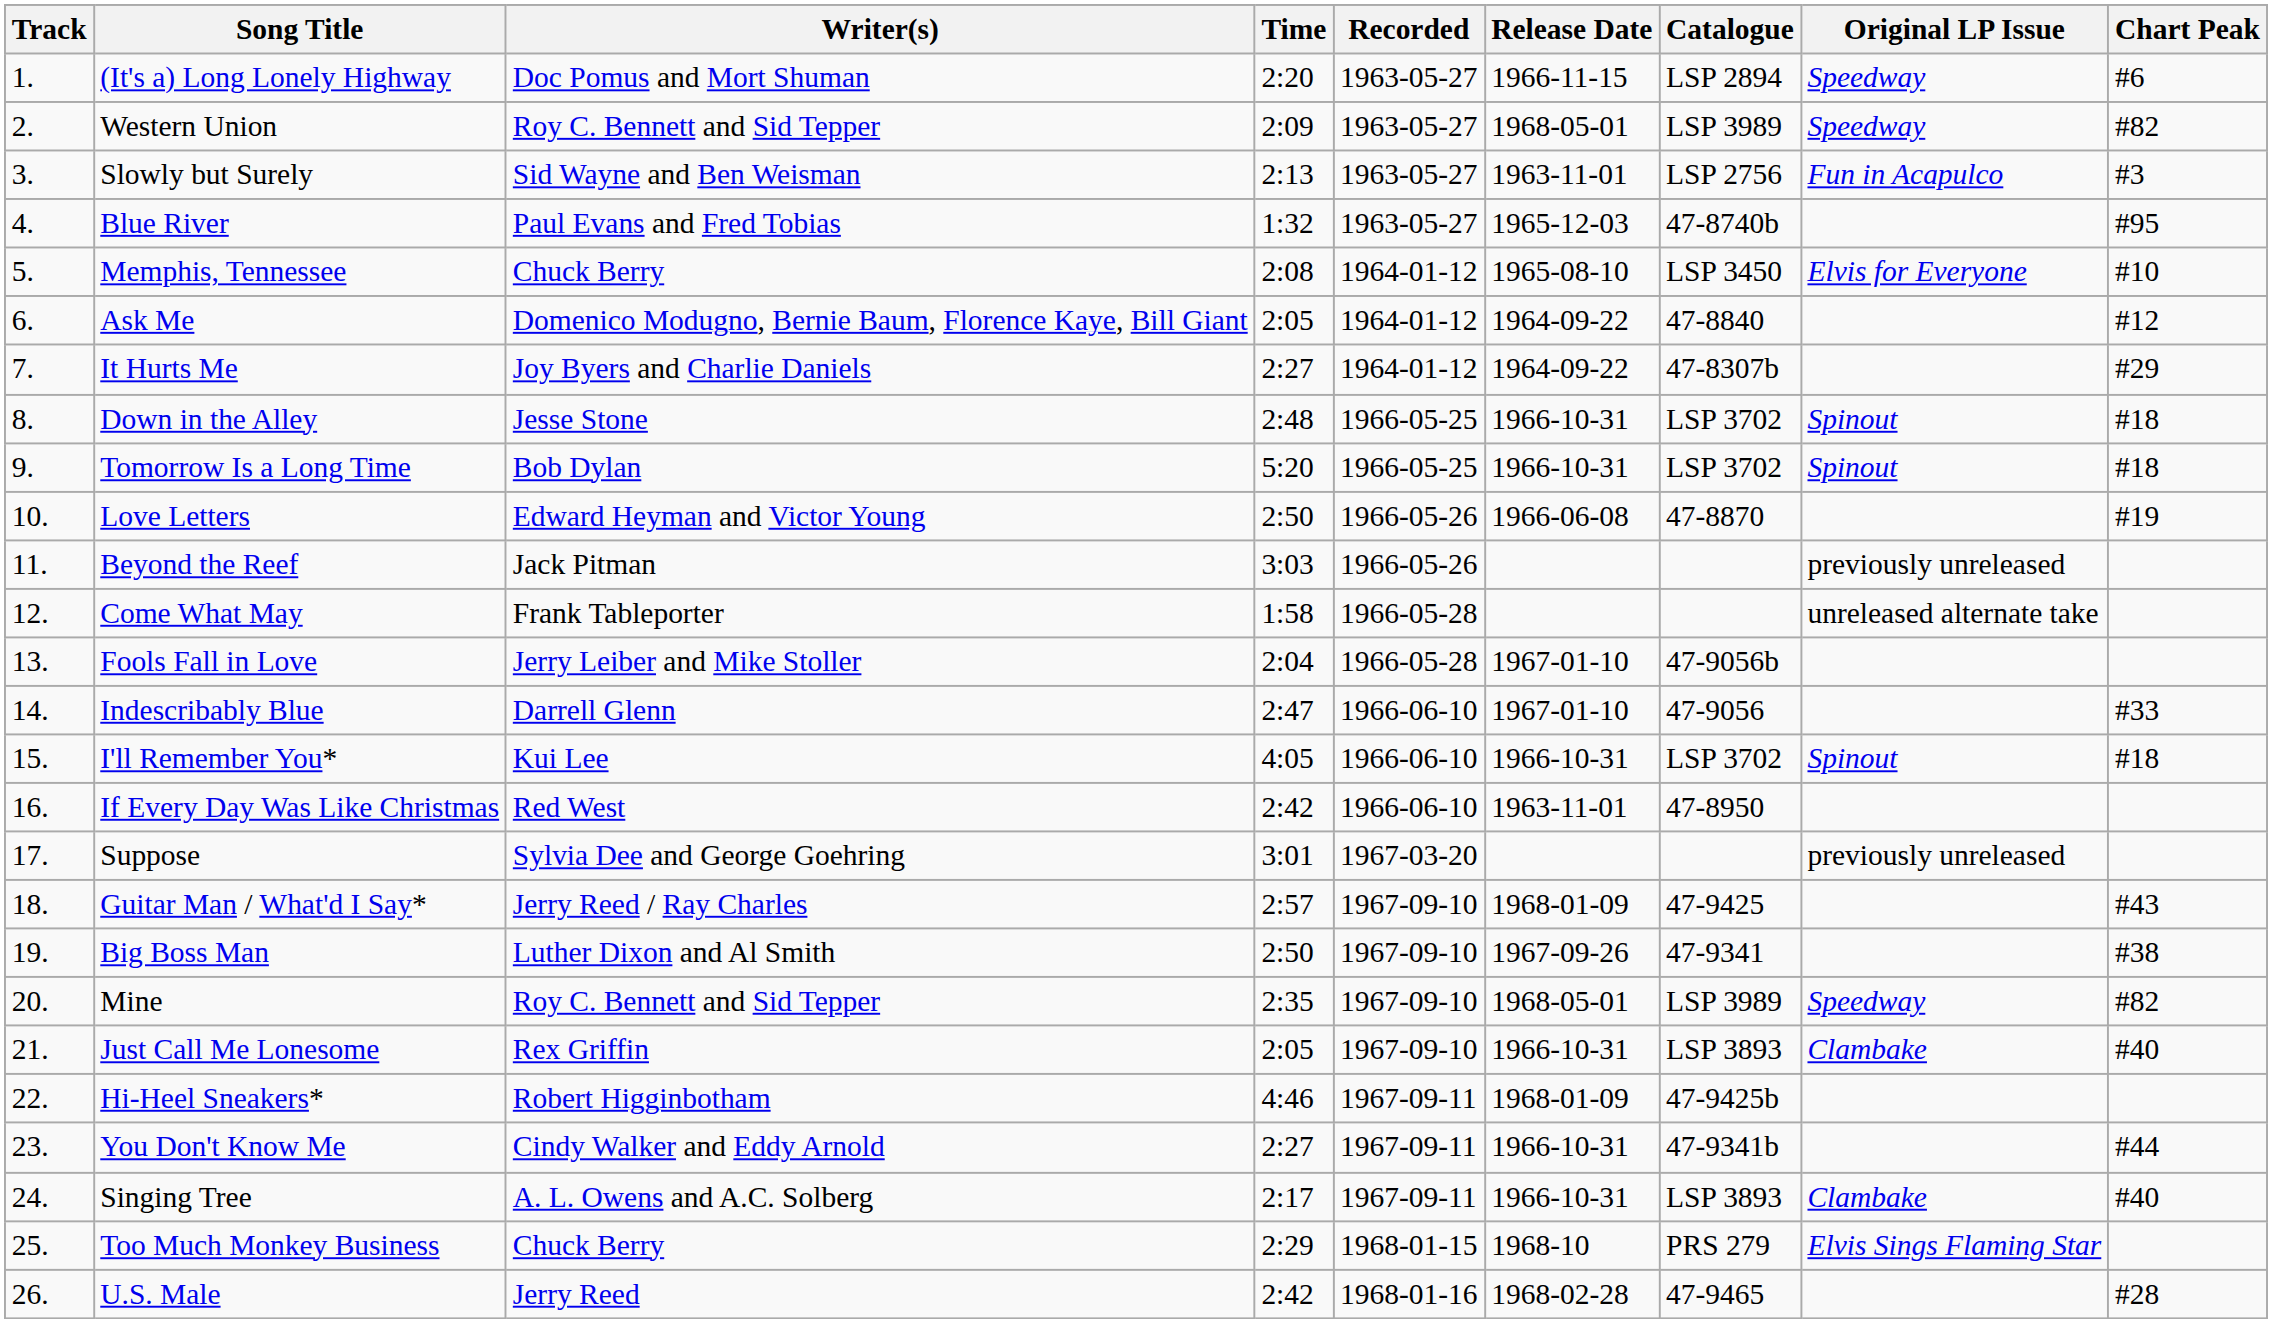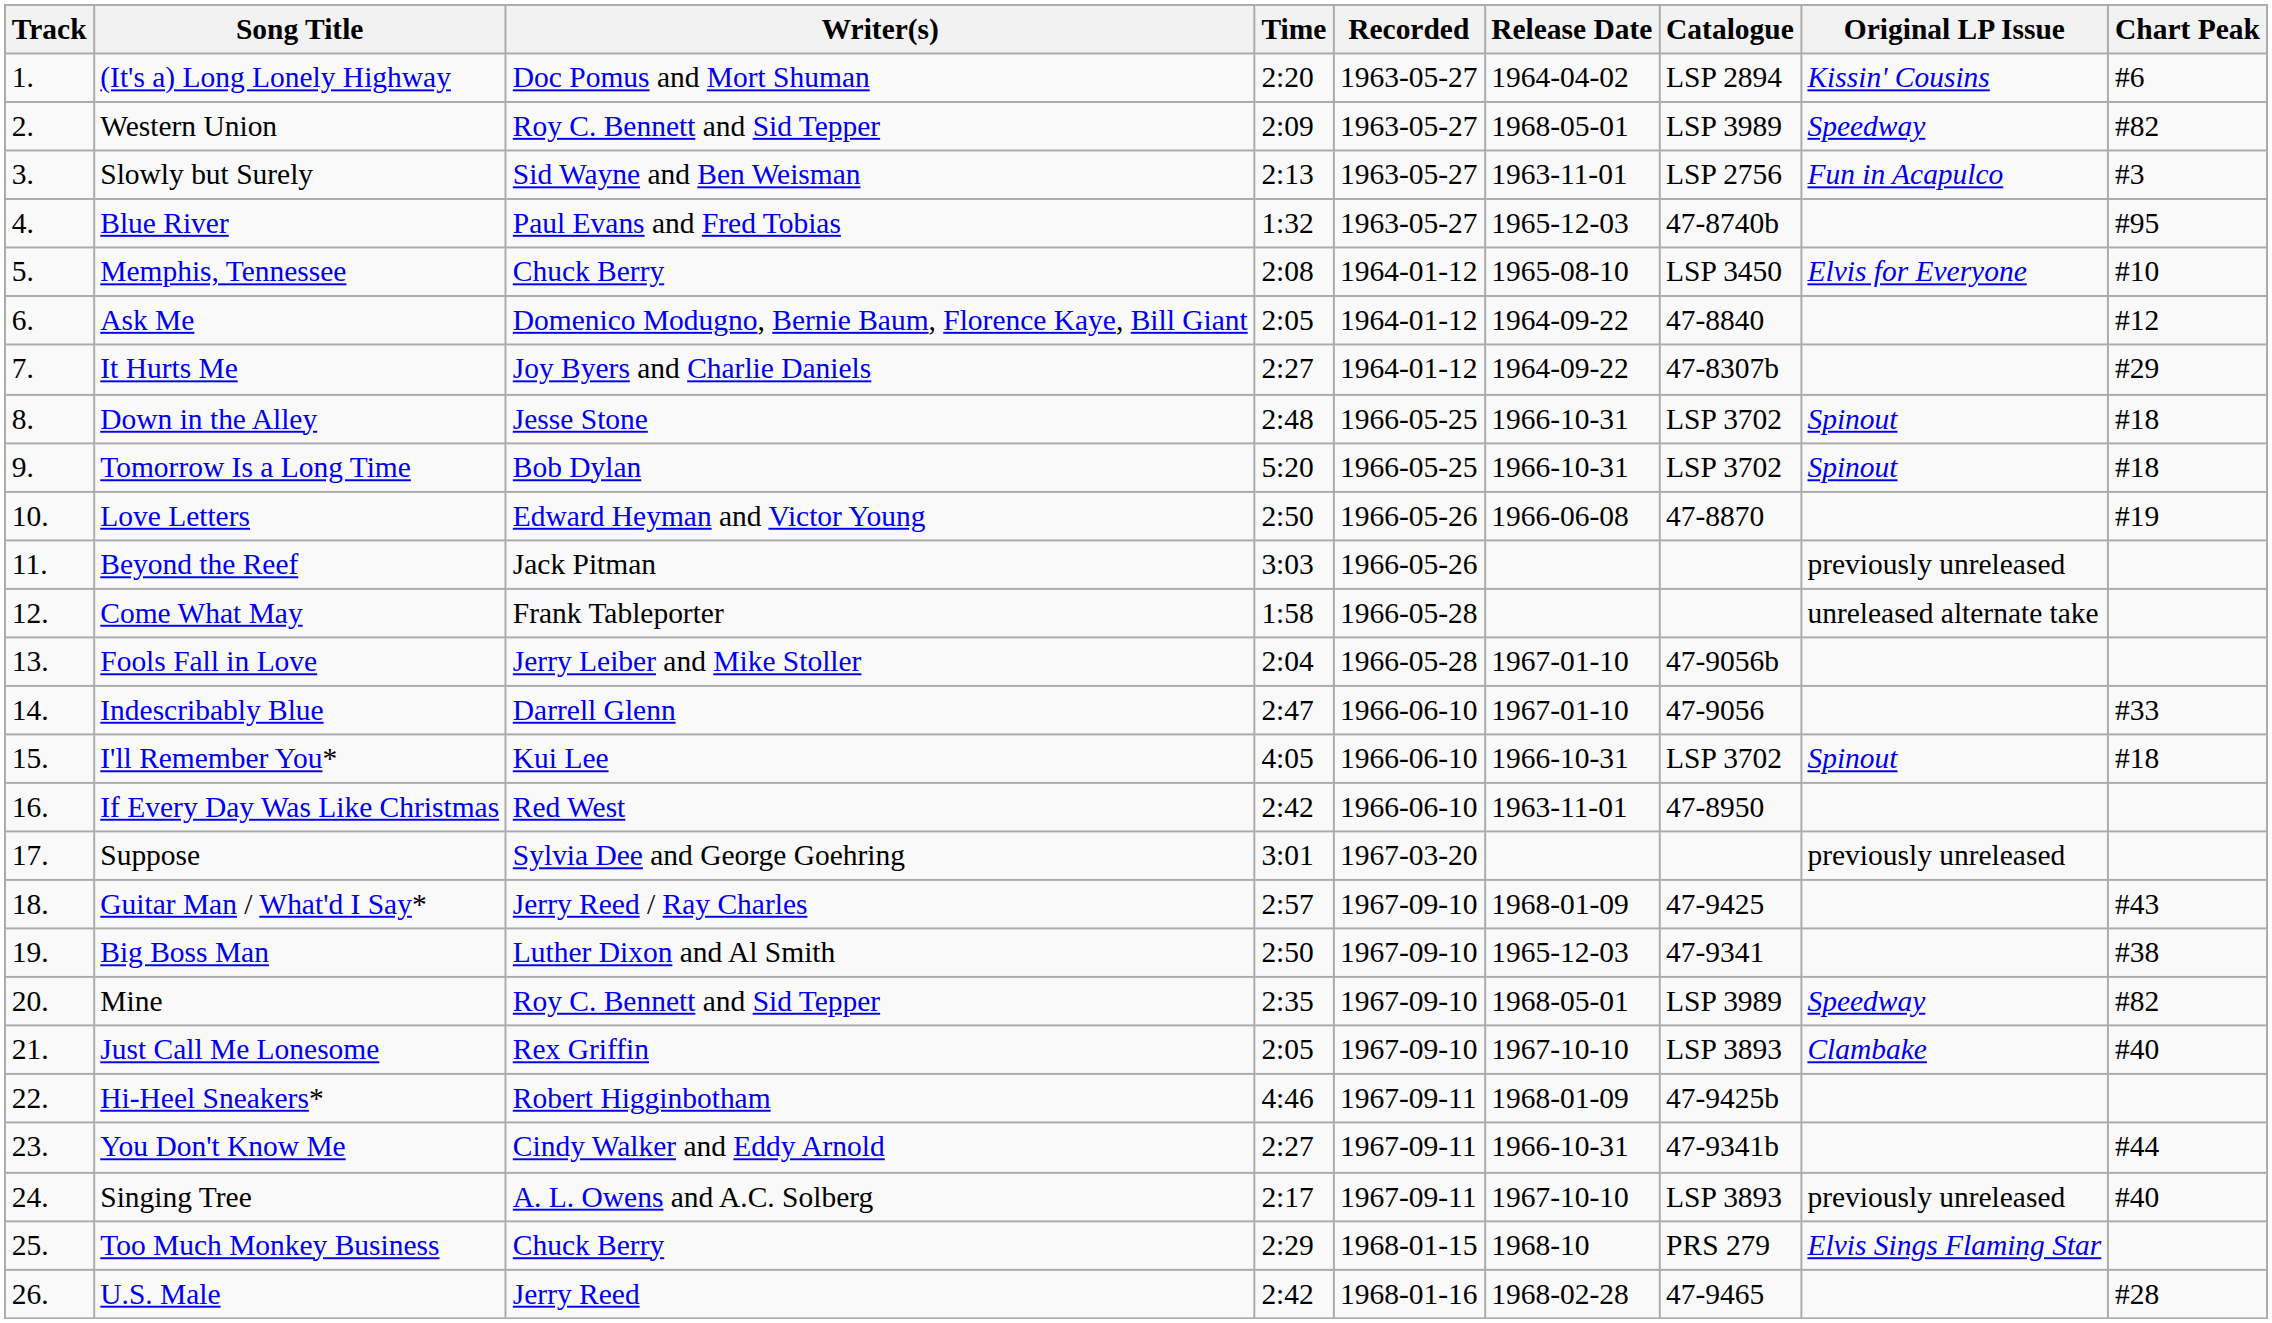(1559, 77) 1966-11-15 -> (1560, 77) 1964-04-02
(1866, 77) Speedway -> (1899, 77) Kissin' Cousins
(1560, 952) 1967-09-26 -> (1560, 952) 1965-12-03
(1560, 1050) 1966-10-31 -> (1560, 1050) 1967-10-10
(1560, 1195) 1966-10-31 -> (1560, 1195) 1967-10-10
(1867, 1195) Clambake -> (1936, 1195) previously unreleased
